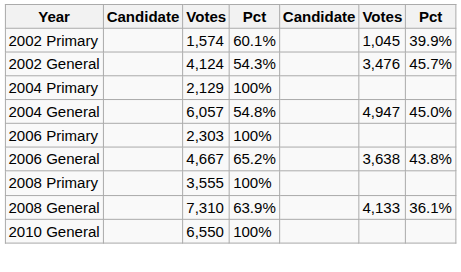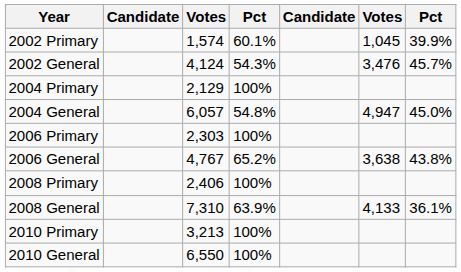(205, 159) 4,667 -> (205, 159) 4,767
(205, 183) 3,555 -> (205, 183) 2,406
+ row: (53, 231)
